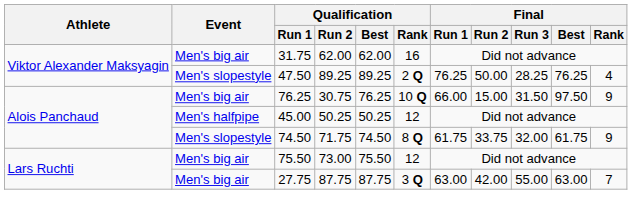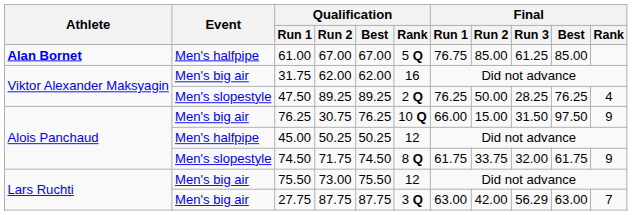+ row: (295, 55)
(532, 180) 55.00 -> (532, 200) 56.29
